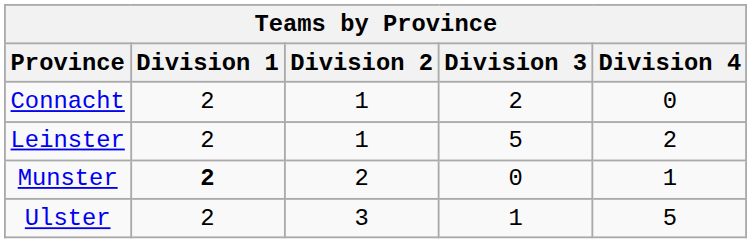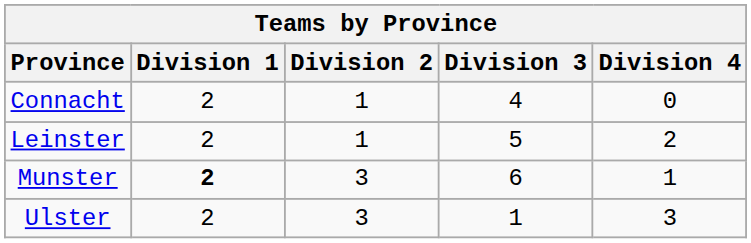(516, 102) 2 -> (516, 102) 4
(362, 179) 2 -> (362, 179) 3
(516, 179) 0 -> (516, 179) 6
(670, 218) 5 -> (670, 218) 3
